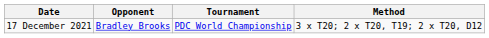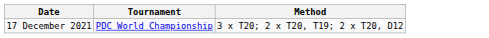- column: (133, 12)
